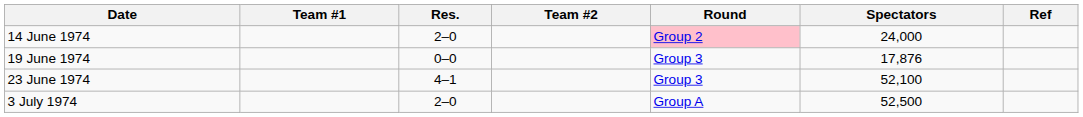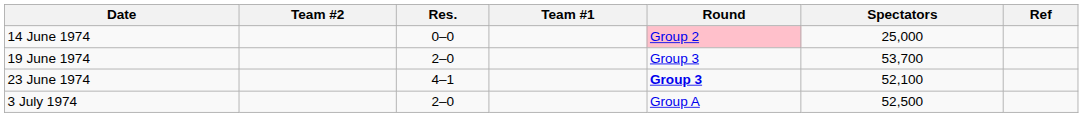columns swapped: (319, 15) <-> (571, 15)
(445, 36) 2–0 -> (443, 36) 0–0
(901, 36) 24,000 -> (902, 36) 25,000
(445, 58) 0–0 -> (443, 58) 2–0
(901, 58) 17,876 -> (902, 58) 53,700
(678, 79) normal -> (676, 79) bold
